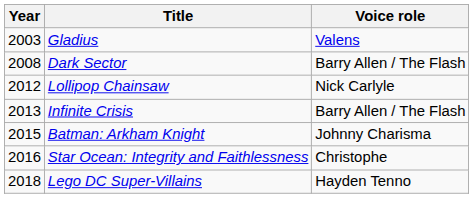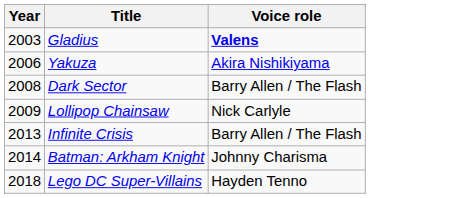(337, 39) normal -> (235, 39) bold
+ row: (72, 63)
(24, 87) 2012 -> (24, 110) 2009
(24, 134) 2015 -> (24, 157) 2014
- row: (178, 157)
